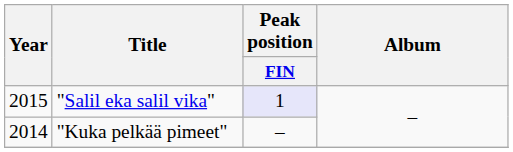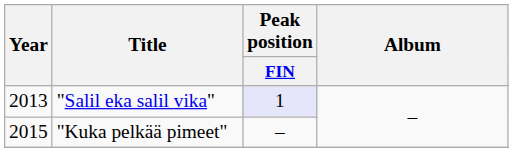(28, 101) 2015 -> (28, 101) 2013
(28, 131) 2014 -> (28, 131) 2015
